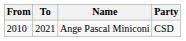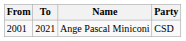(17, 28) 2010 -> (17, 28) 2001
